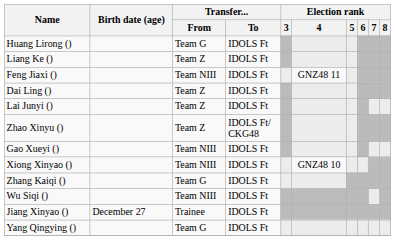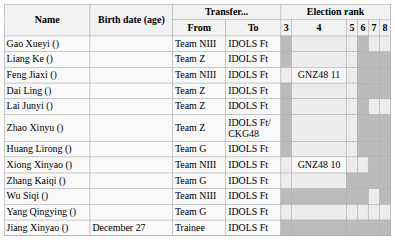rows swapped: (39, 43) <-> (33, 149)
rows swapped: (37, 212) <-> (41, 228)
